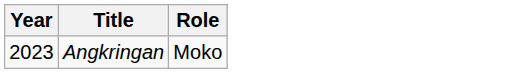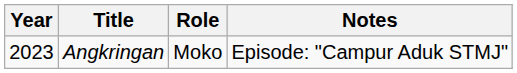+ column: (370, 20)
